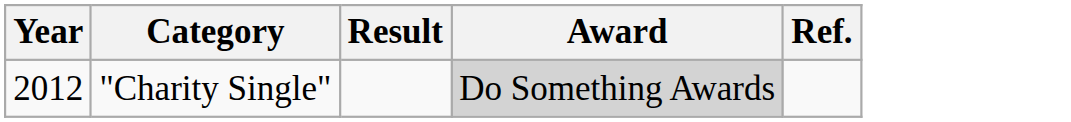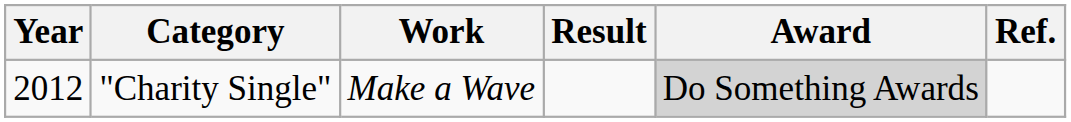+ column: (441, 32)
